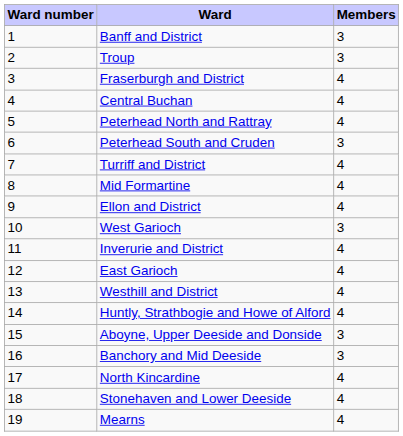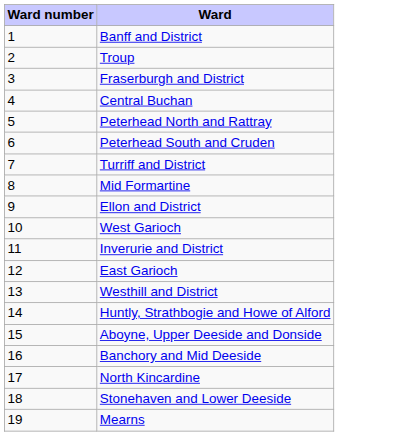- column: (366, 15)
